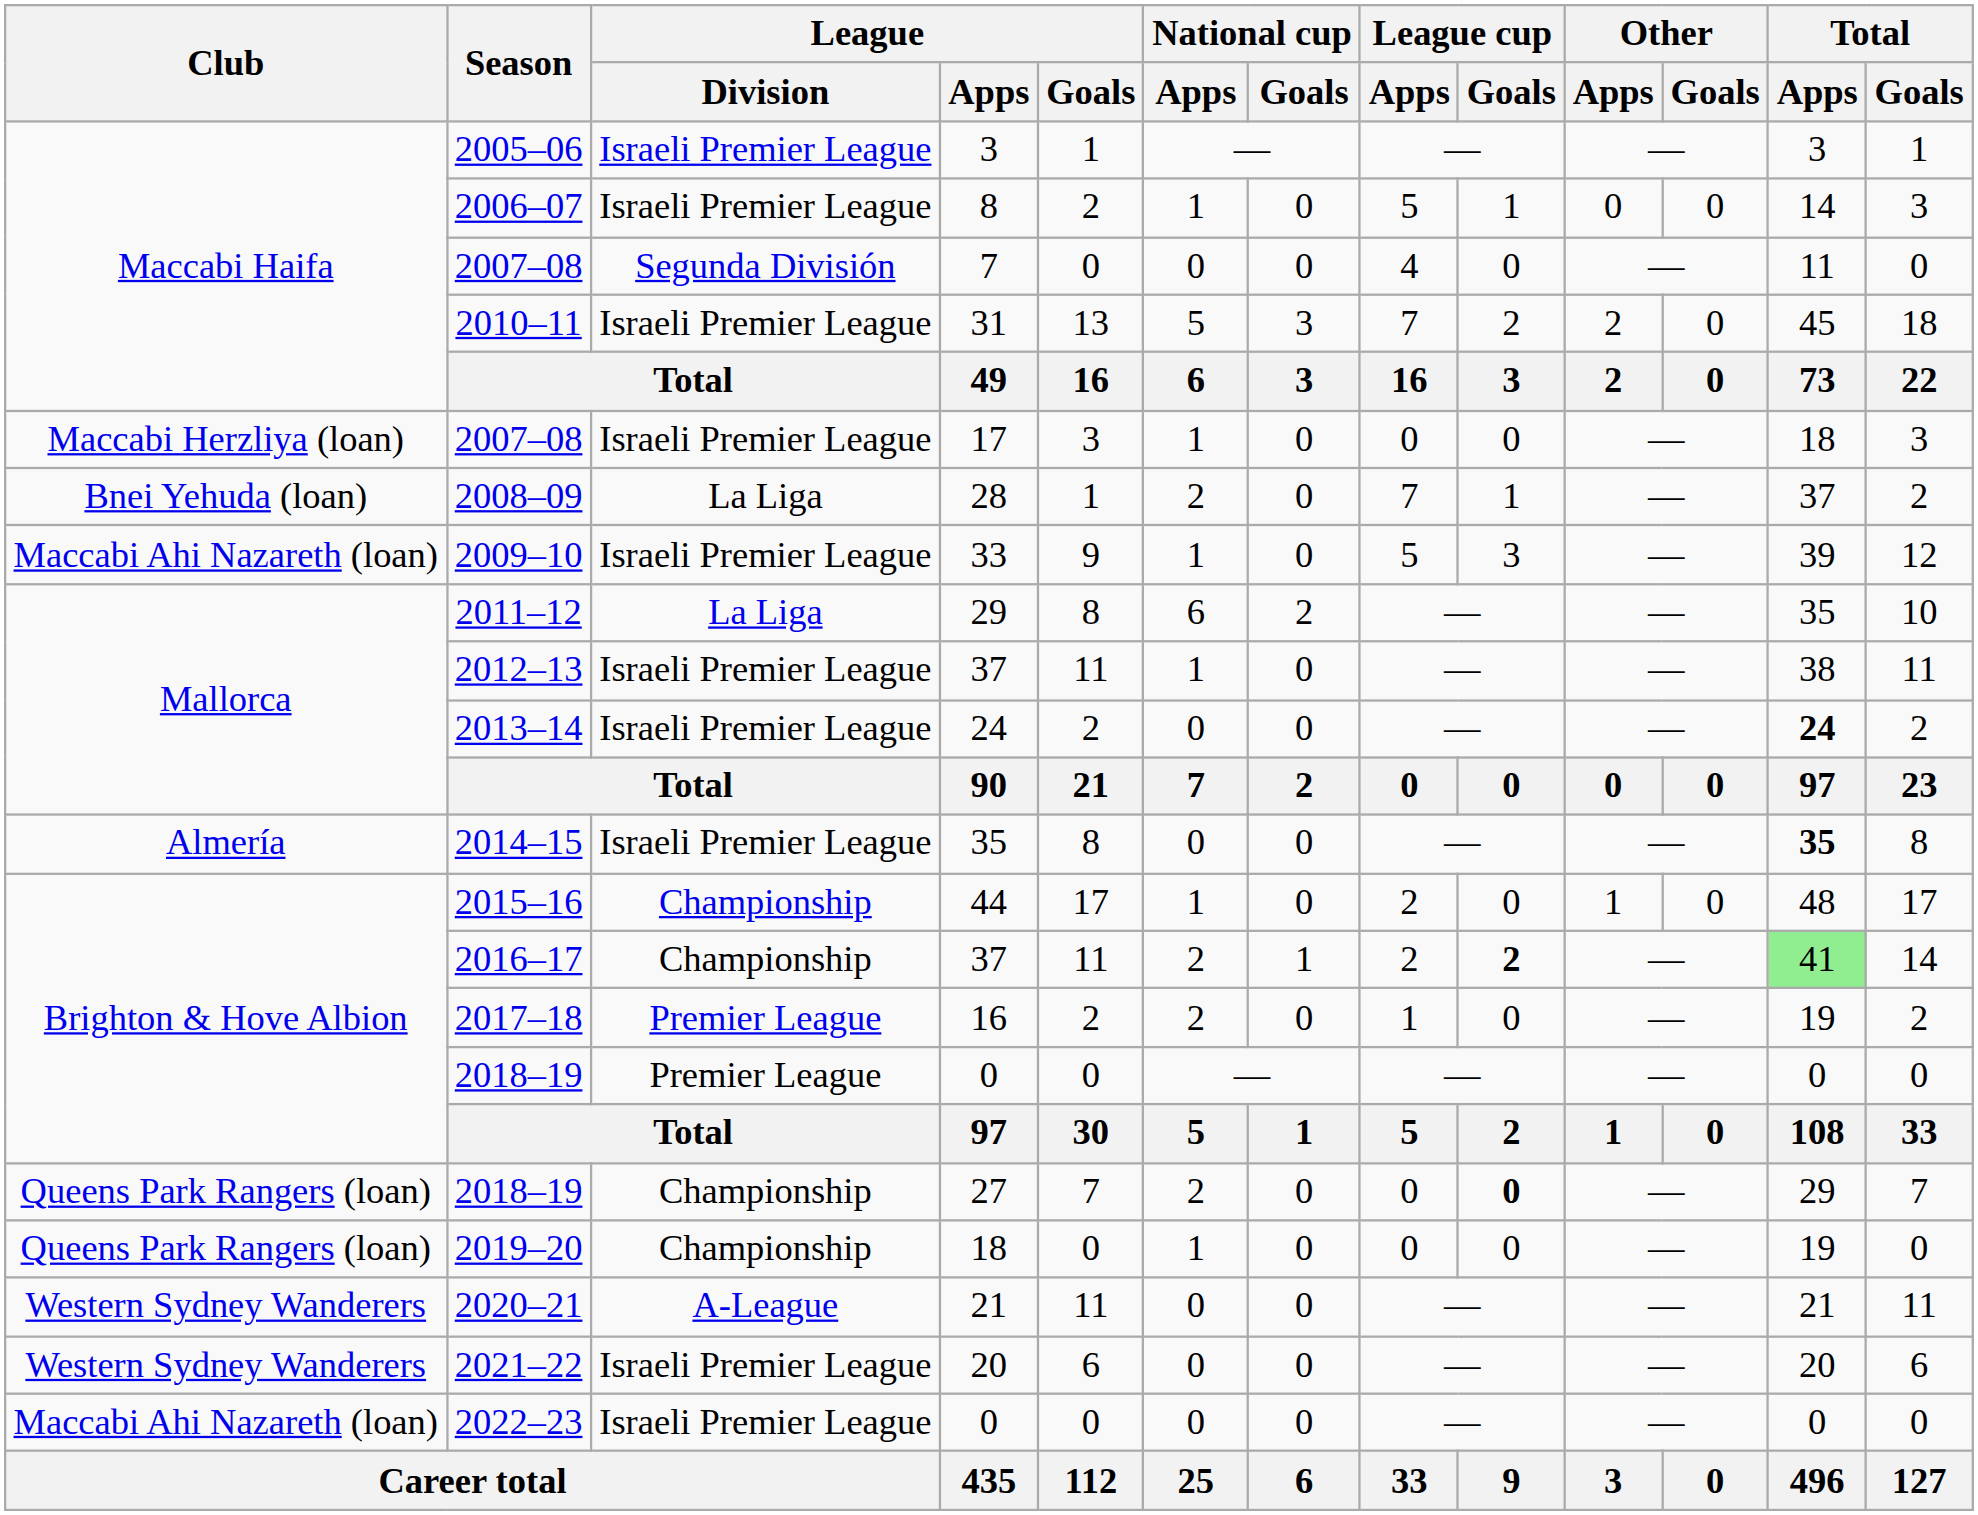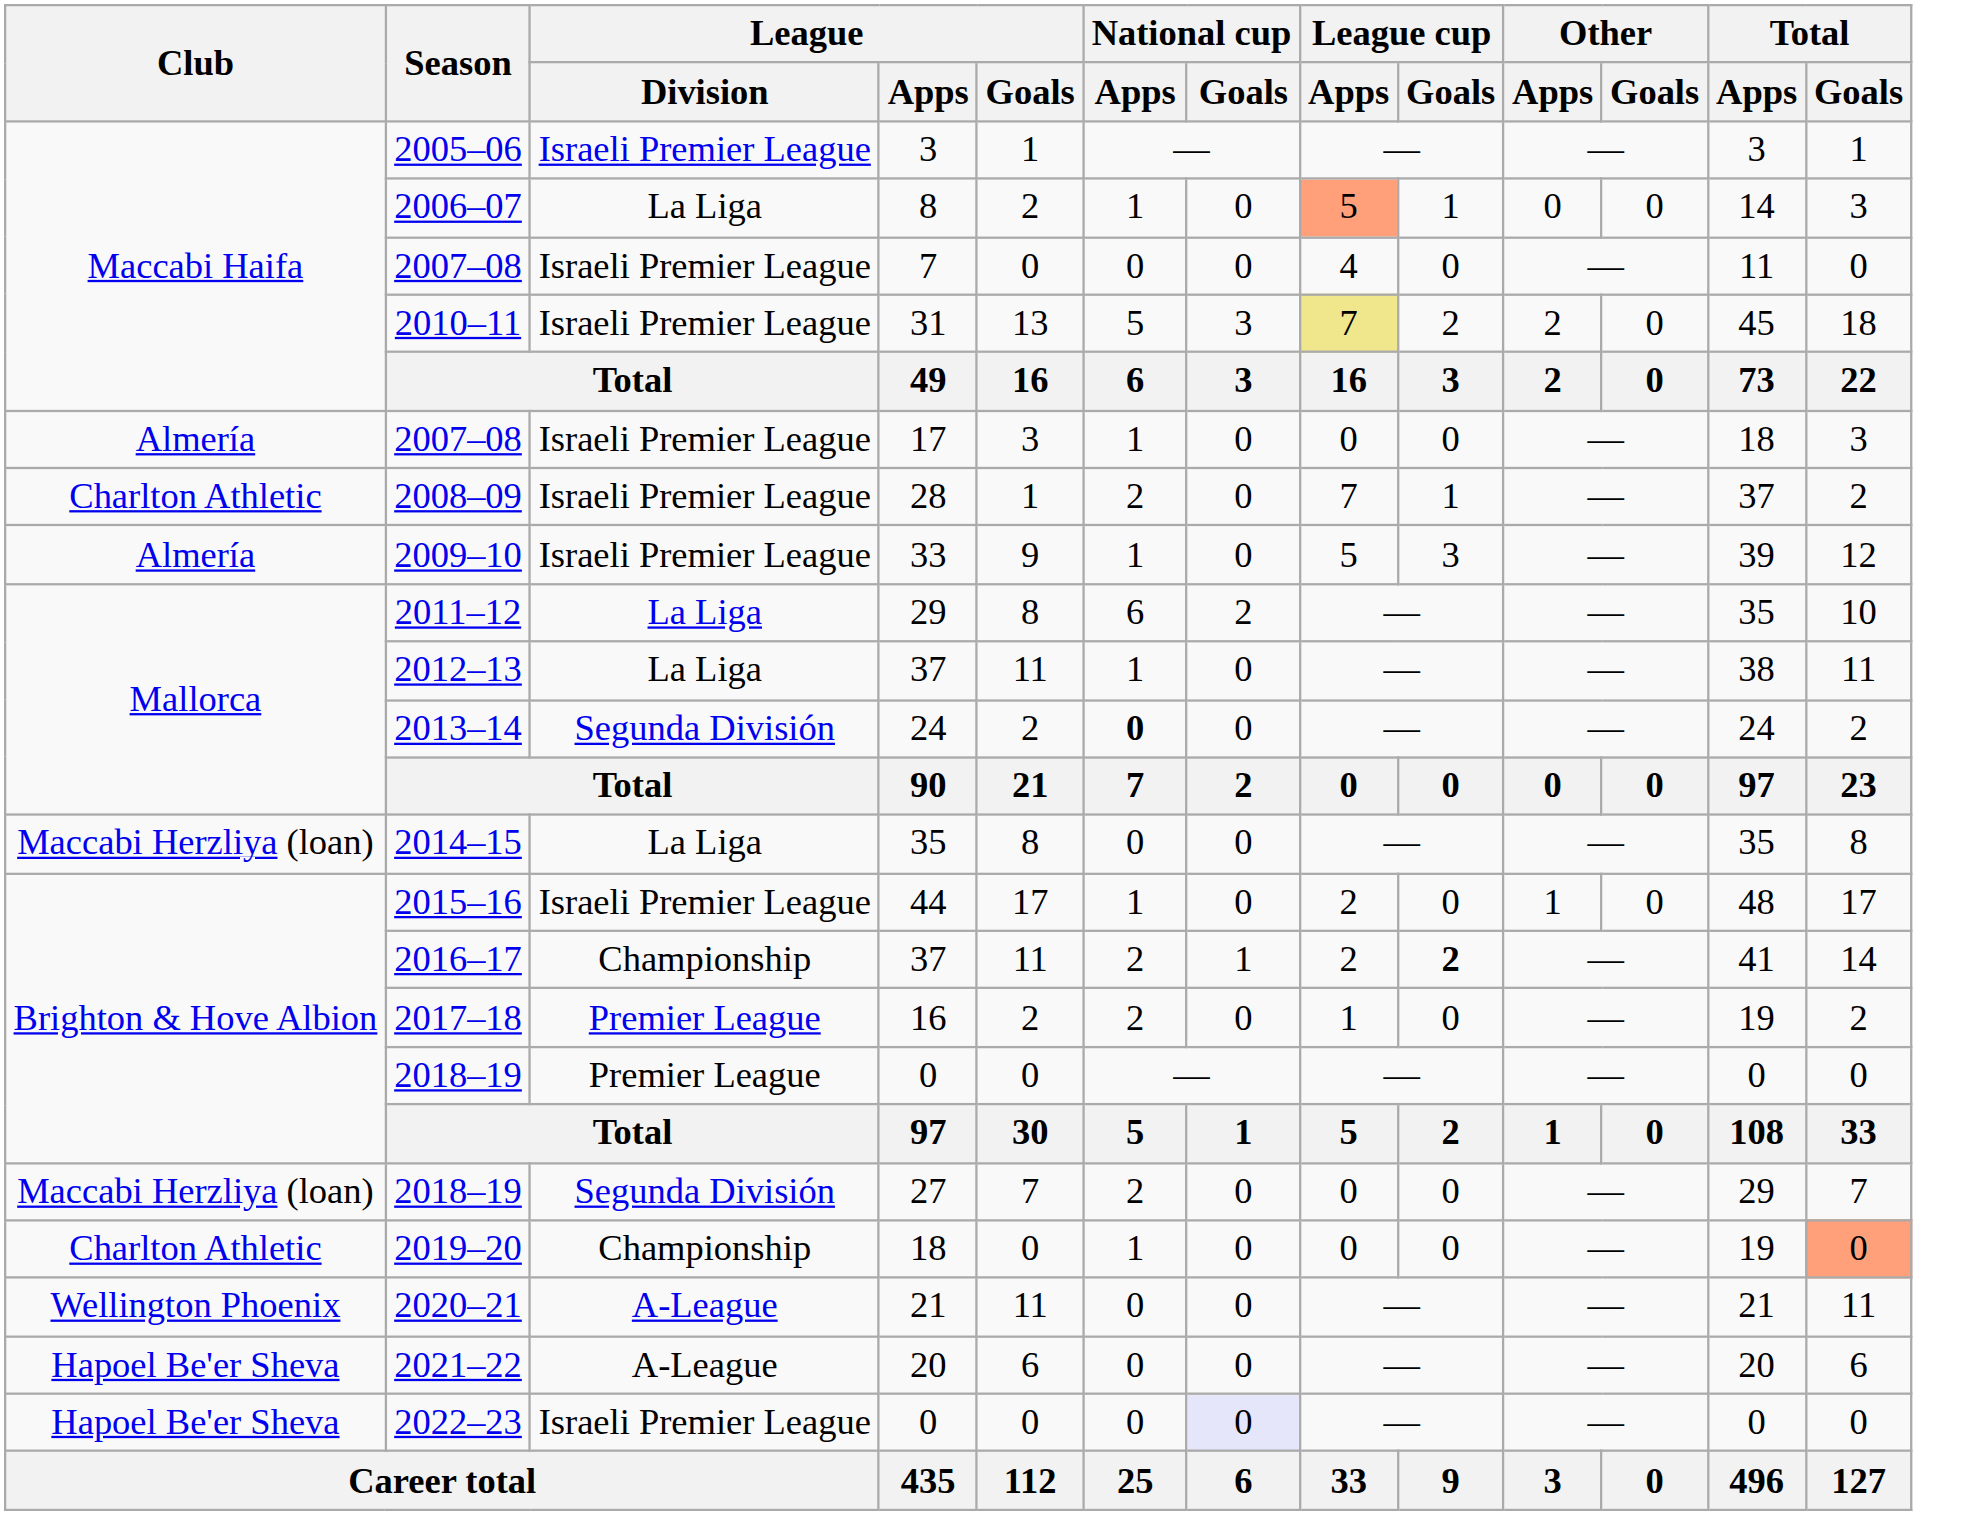(765, 206) Israeli Premier League -> (705, 206) La Liga
(1409, 206) no background -> (1349, 206) lightsalmon background
(765, 264) Segunda División -> (705, 264) Israeli Premier League
(1409, 322) no background -> (1349, 322) khaki background
(226, 438) Maccabi Herzliya (loan) -> (195, 438) Almería
(226, 496) Bnei Yehuda (loan) -> (195, 496) Charlton Athletic
(765, 496) La Liga -> (705, 496) Israeli Premier League
(226, 554) Maccabi Ahi Nazareth (loan) -> (195, 554) Almería
(765, 669) Israeli Premier League -> (705, 669) La Liga
(765, 727) Israeli Premier League -> (705, 727) Segunda División
(1196, 727) normal -> (1135, 727) bold
(1817, 727) bold -> (1757, 727) normal
(226, 843) Almería -> (195, 843) Maccabi Herzliya (loan)
(765, 843) Israeli Premier League -> (705, 843) La Liga
(1817, 843) bold -> (1757, 843) normal
(765, 901) Championship -> (705, 901) Israeli Premier League
(1817, 959) lightgreen background -> (1757, 959) no background
(226, 1190) Queens Park Rangers (loan) -> (195, 1190) Maccabi Herzliya (loan)
(765, 1190) Championship -> (705, 1190) Segunda División
(1511, 1190) bold -> (1451, 1190) normal
(226, 1248) Queens Park Rangers (loan) -> (195, 1248) Charlton Athletic
(1919, 1248) no background -> (1859, 1248) lightsalmon background
(226, 1306) Western Sydney Wanderers -> (195, 1306) Wellington Phoenix
(226, 1364) Western Sydney Wanderers -> (195, 1364) Hapoel Be'er Sheva
(765, 1364) Israeli Premier League -> (705, 1364) A-League
(226, 1421) Maccabi Ahi Nazareth (loan) -> (195, 1421) Hapoel Be'er Sheva
(1304, 1421) no background -> (1243, 1421) lavender background
